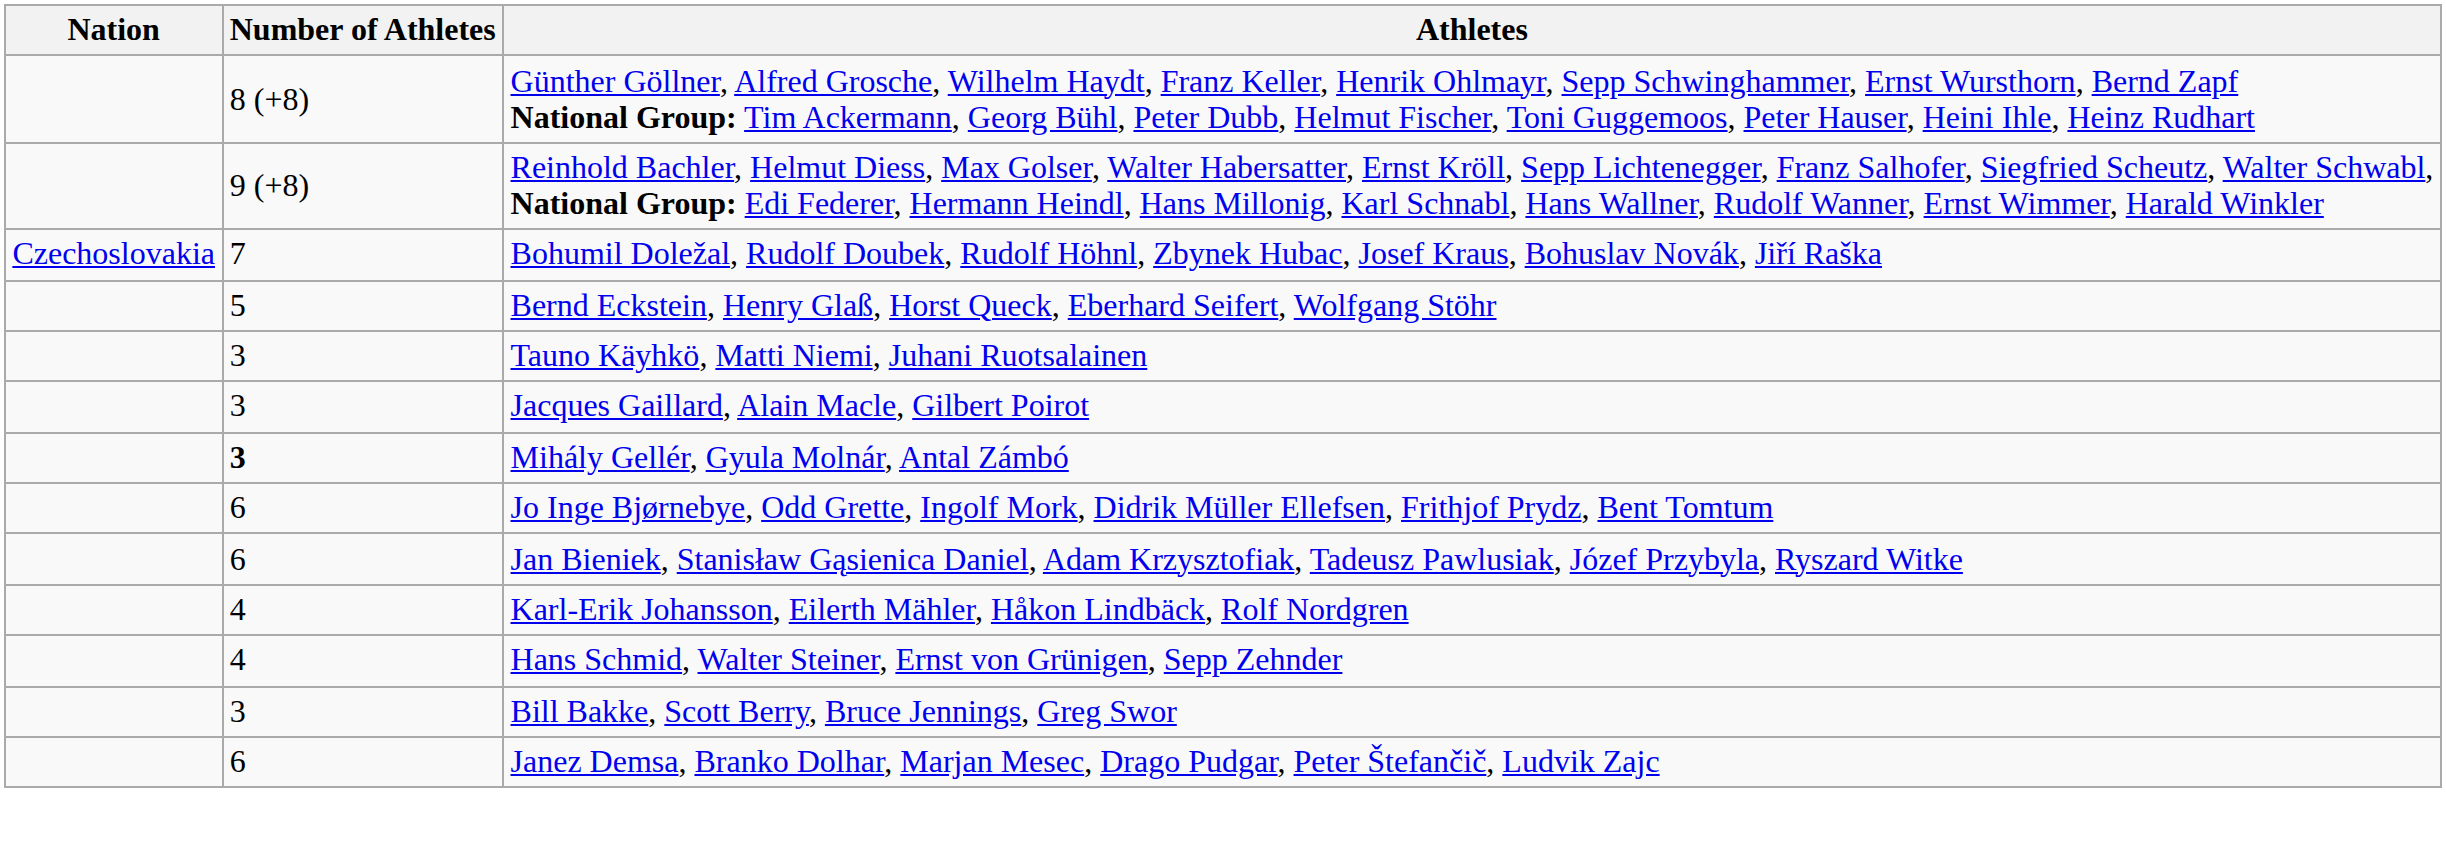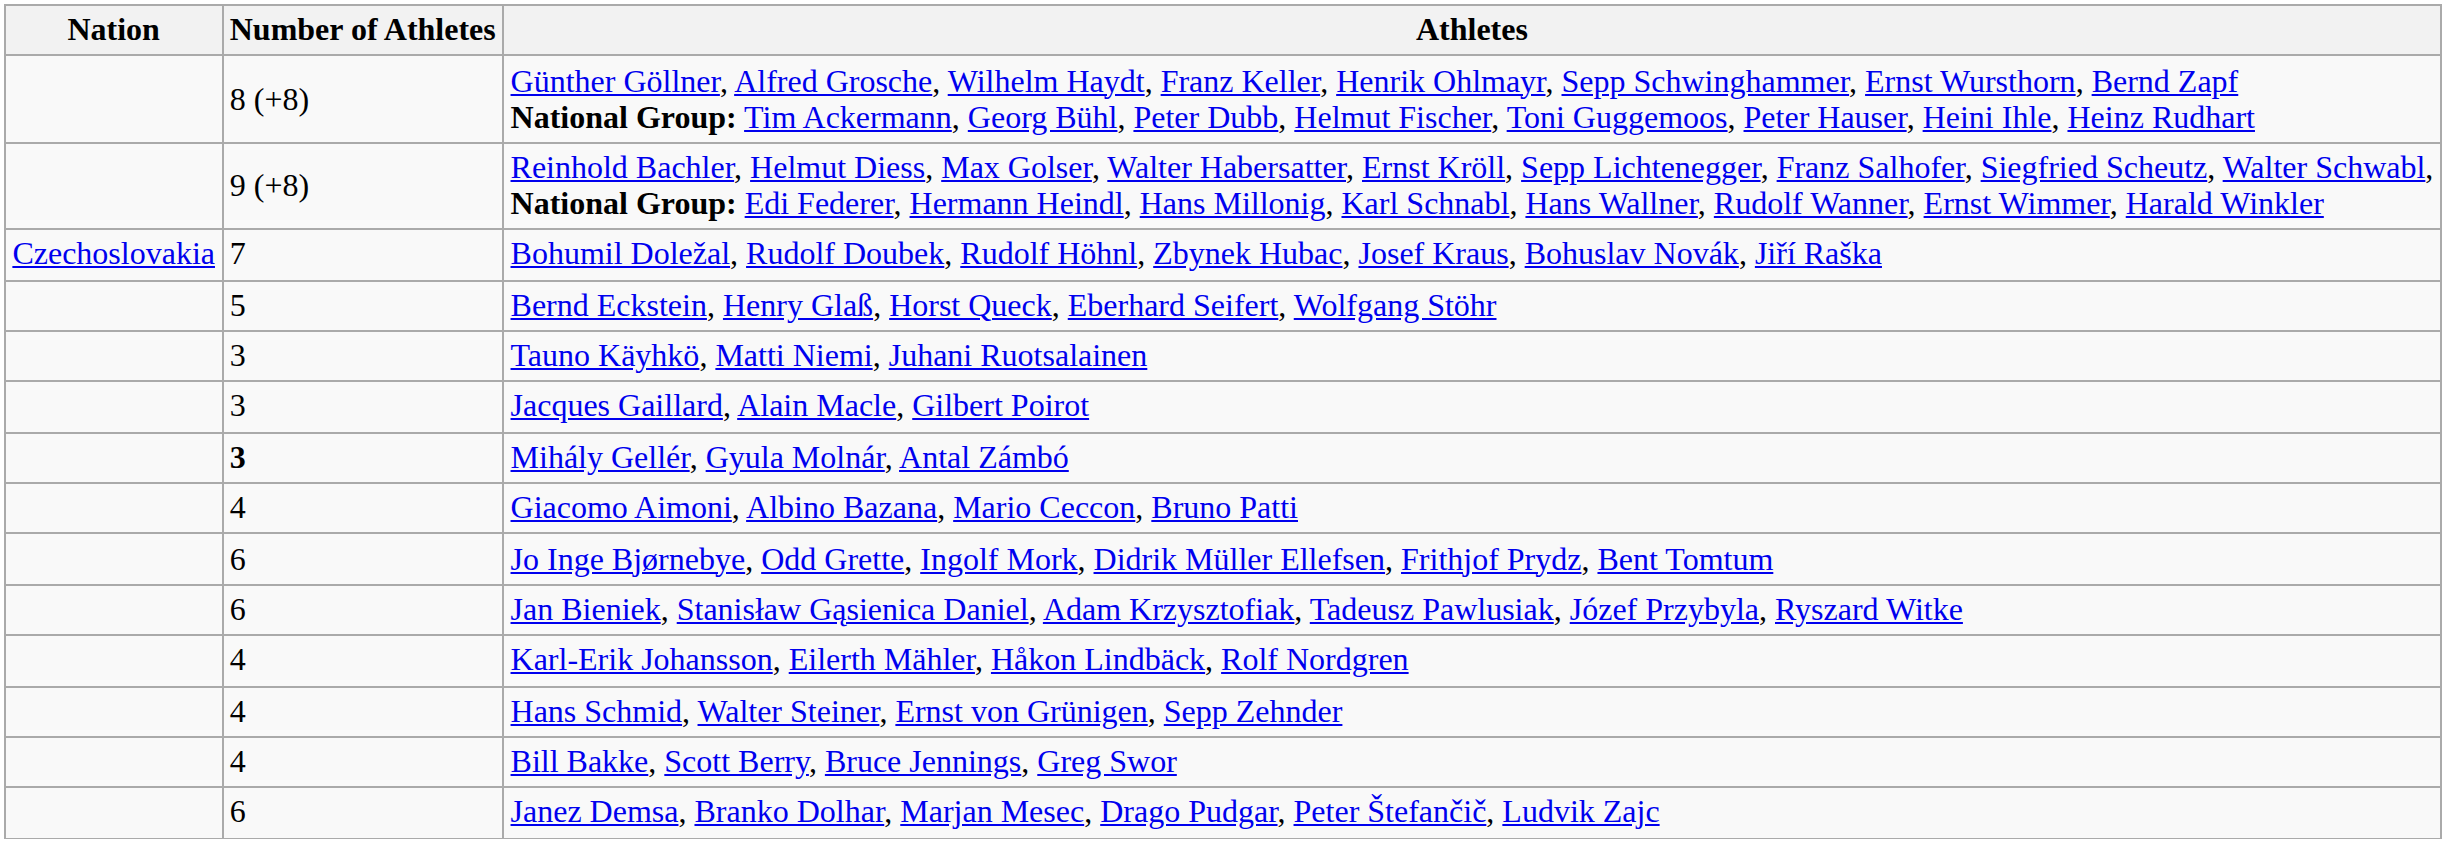+ row: (904, 507)
(238, 710) 3 -> (238, 761) 4
